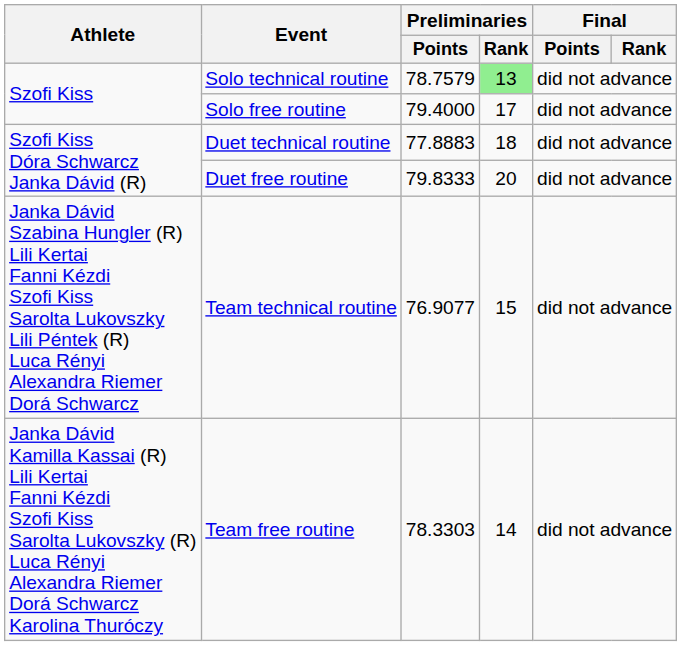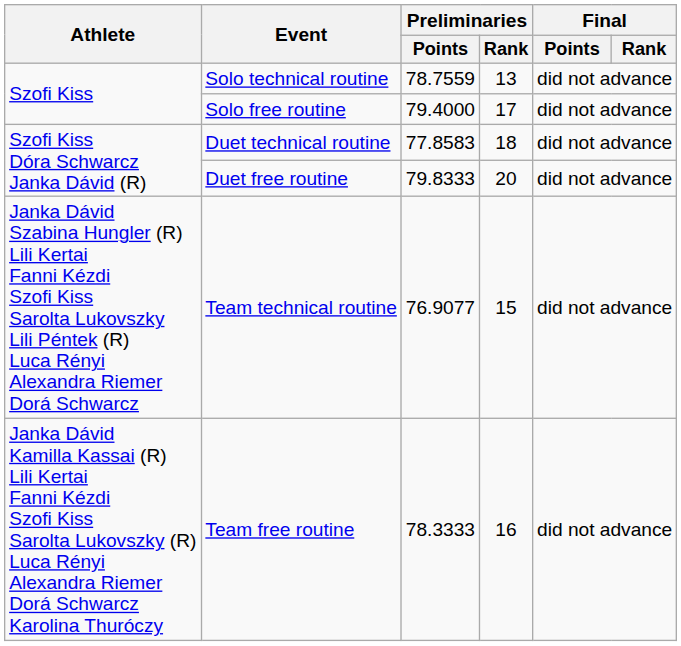(440, 79) 78.7579 -> (440, 79) 78.7559
(506, 79) lightgreen background -> (506, 79) no background
(440, 143) 77.8883 -> (440, 143) 77.8583
(440, 530) 78.3303 -> (440, 530) 78.3333
(506, 530) 14 -> (506, 530) 16
